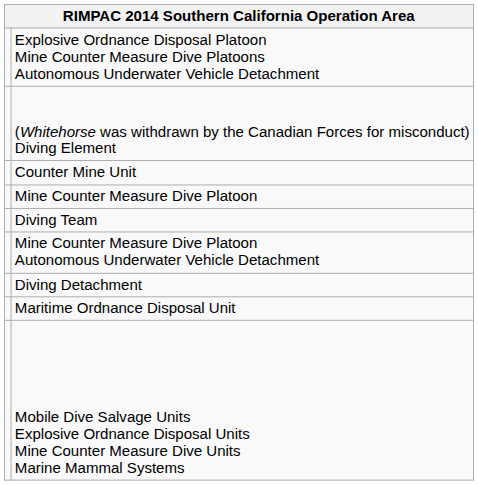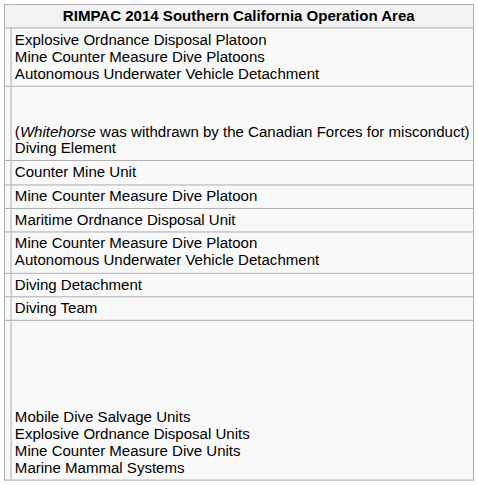rows swapped: (56, 220) <-> (125, 308)
